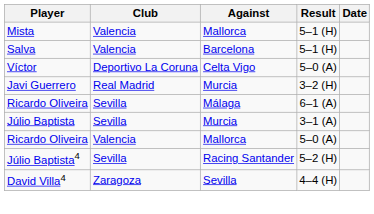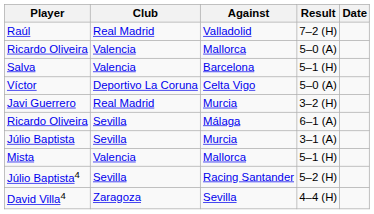+ row: (19, 31)
rows swapped: (47, 139) <-> (21, 31)
